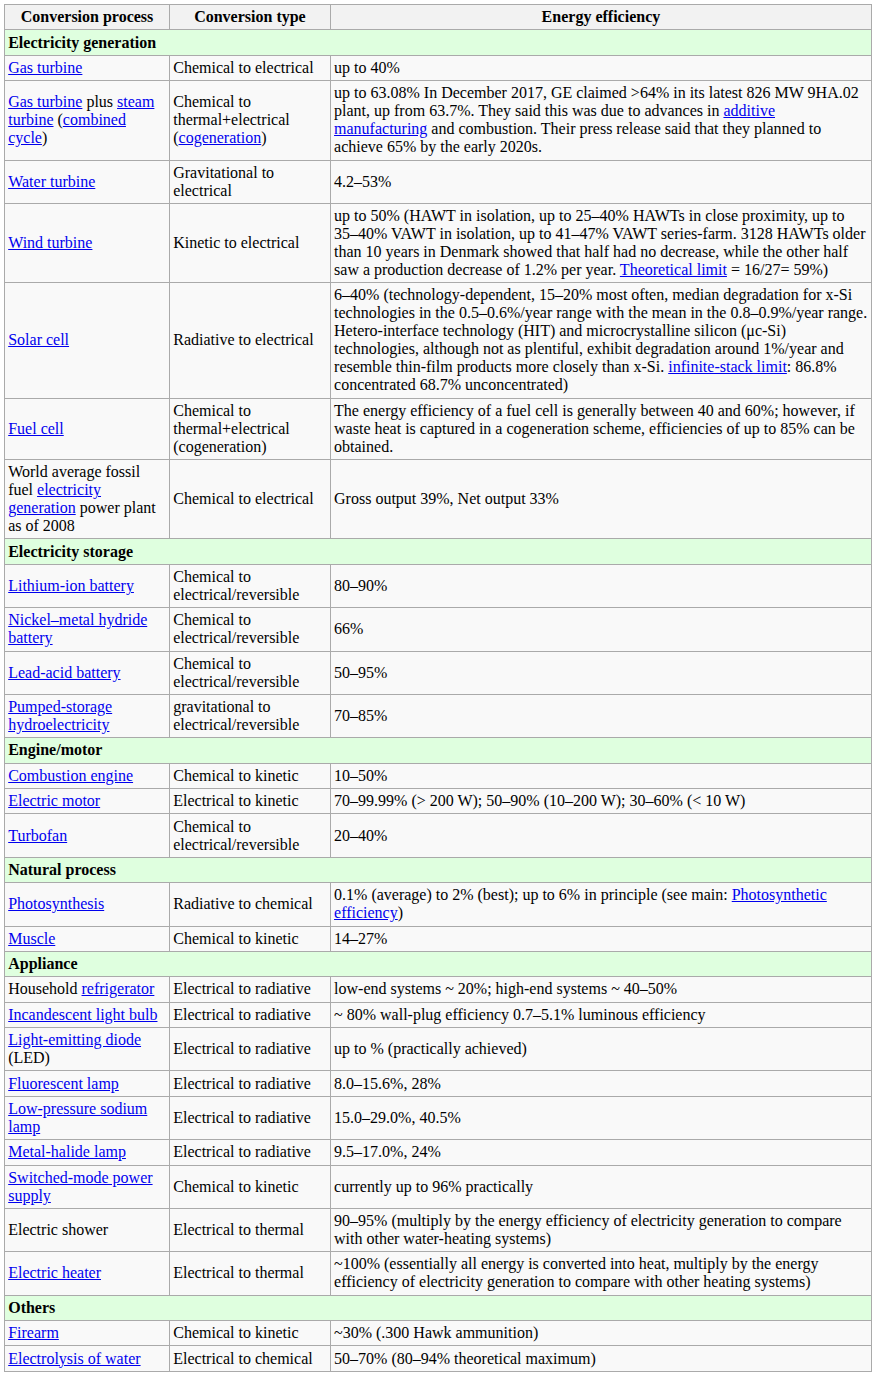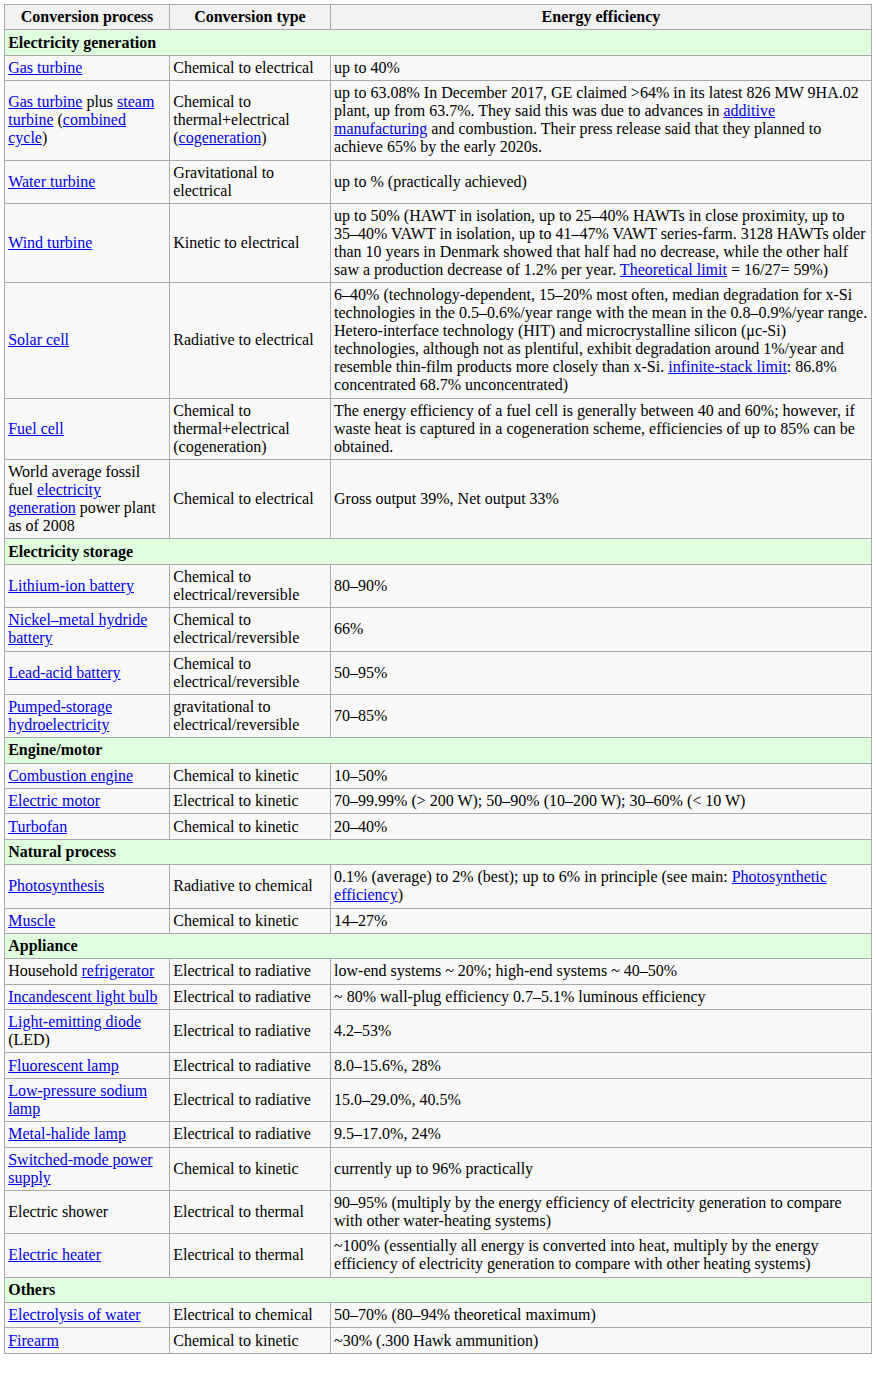(363, 181) 4.2–53% -> (430, 181) up to % (practically achieved)
(236, 835) Chemical to electrical/reversible -> (236, 826) Chemical to kinetic
(430, 1049) up to % (practically achieved) -> (363, 1031) 4.2–53%
rows swapped: (34, 1333) <-> (74, 1358)
